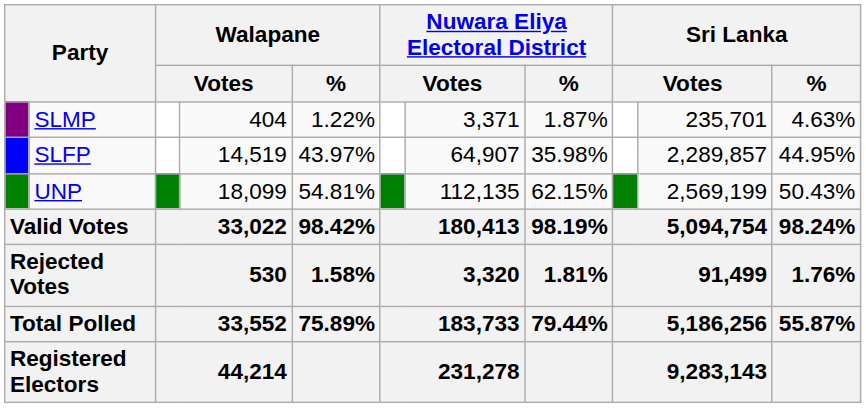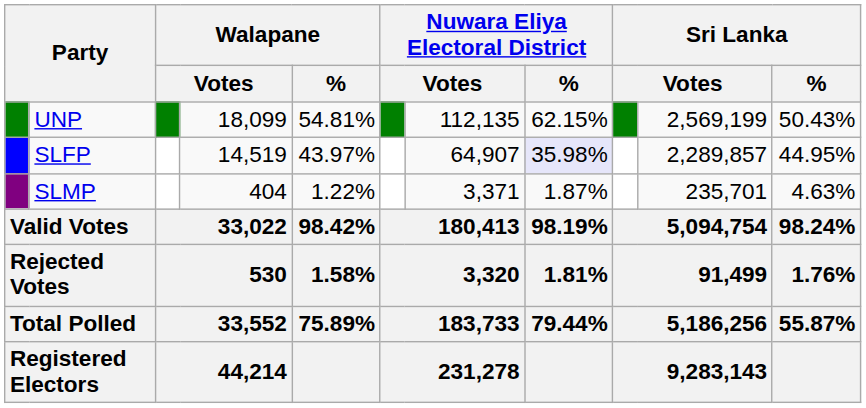rows swapped: (58, 190) <-> (65, 119)
(569, 155) no background -> (569, 155) lavender background
